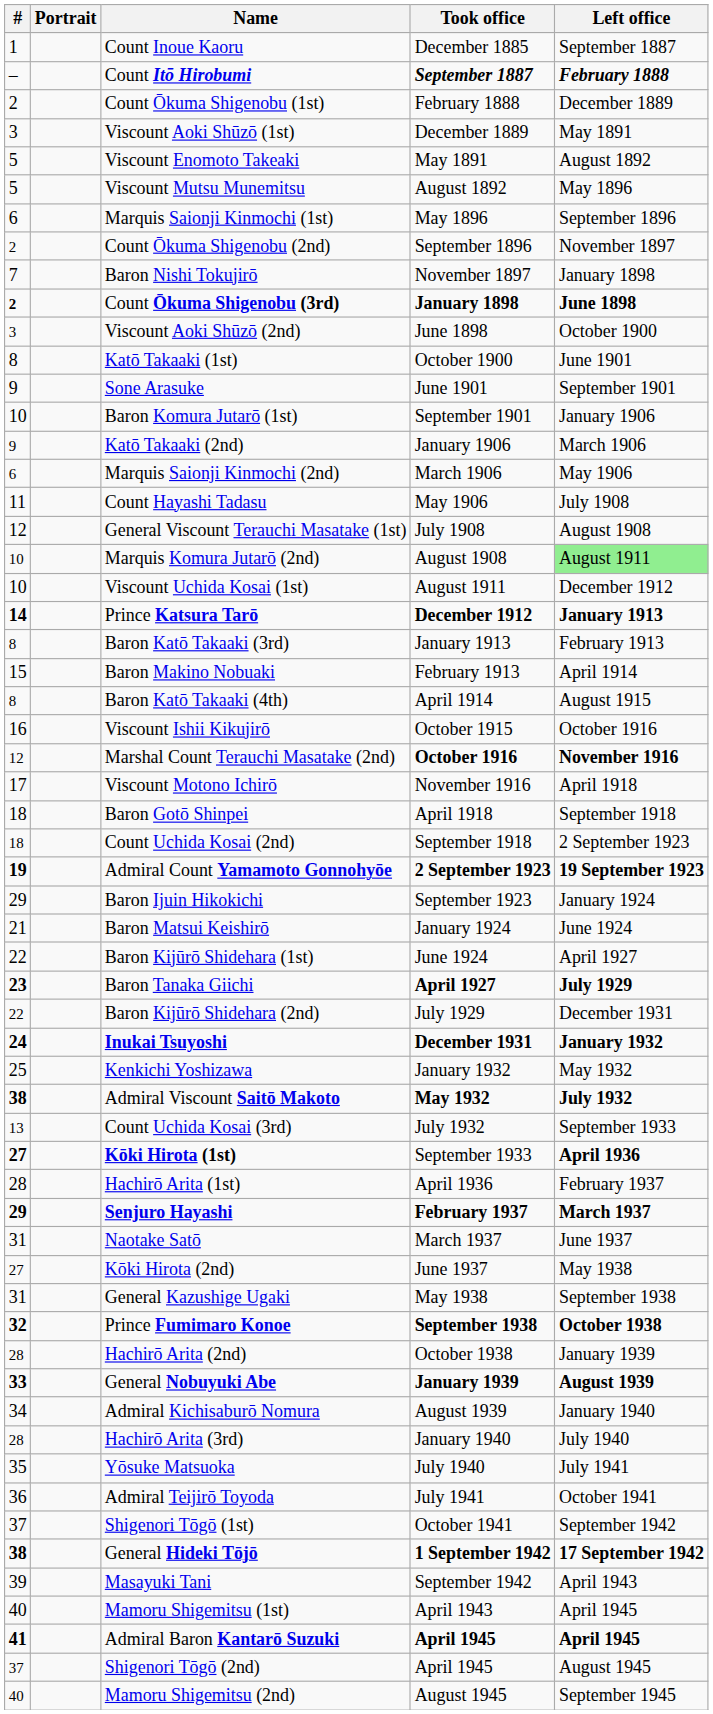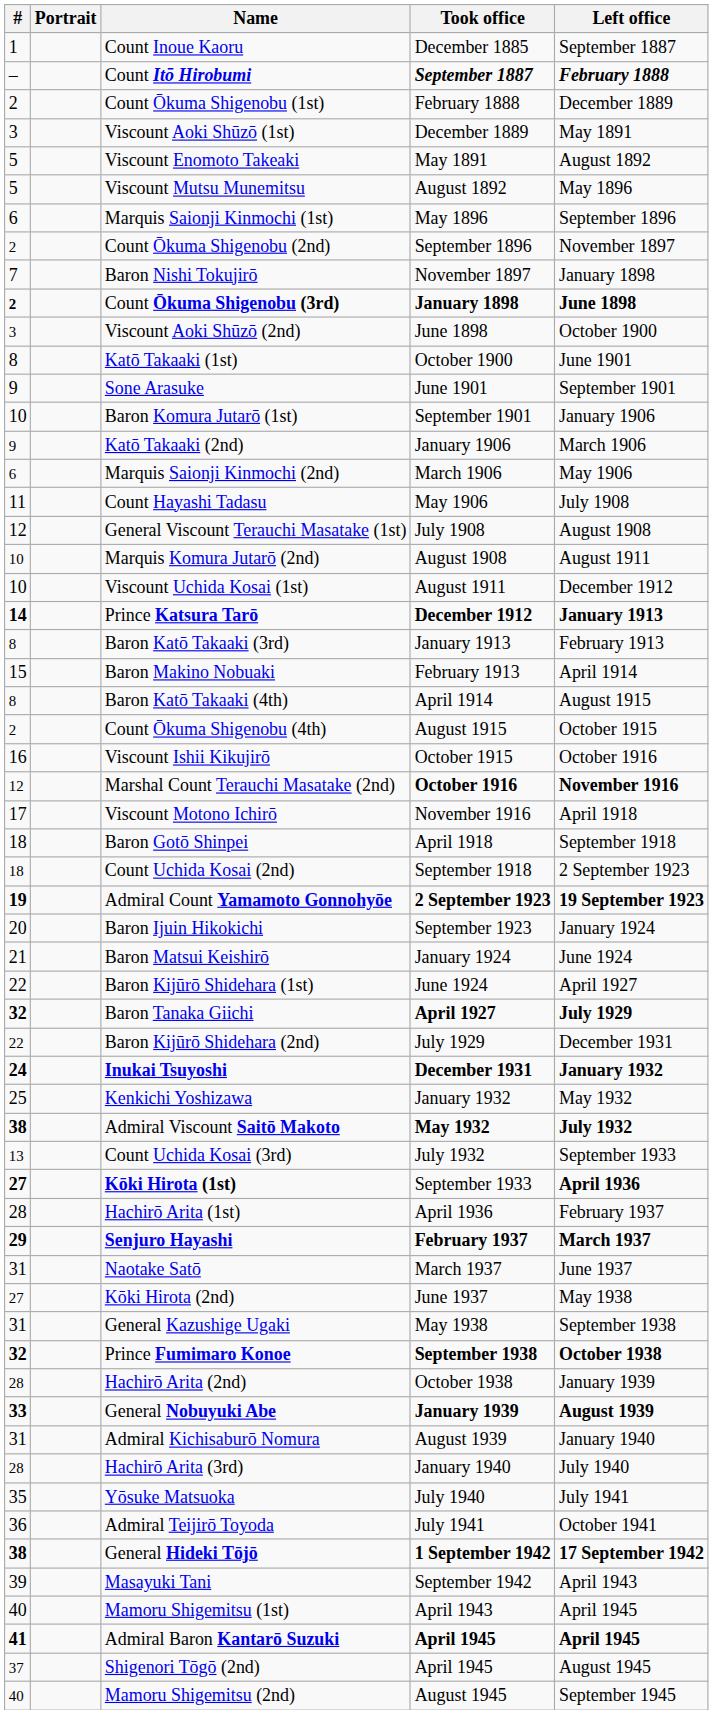(605, 558) lightgreen background -> (605, 558) no background
+ row: (216, 729)
(18, 899) 29 -> (18, 928) 20
(18, 984) 23 -> (18, 1013) 32
(18, 1411) 34 -> (18, 1439) 31
- row: (179, 1524)
